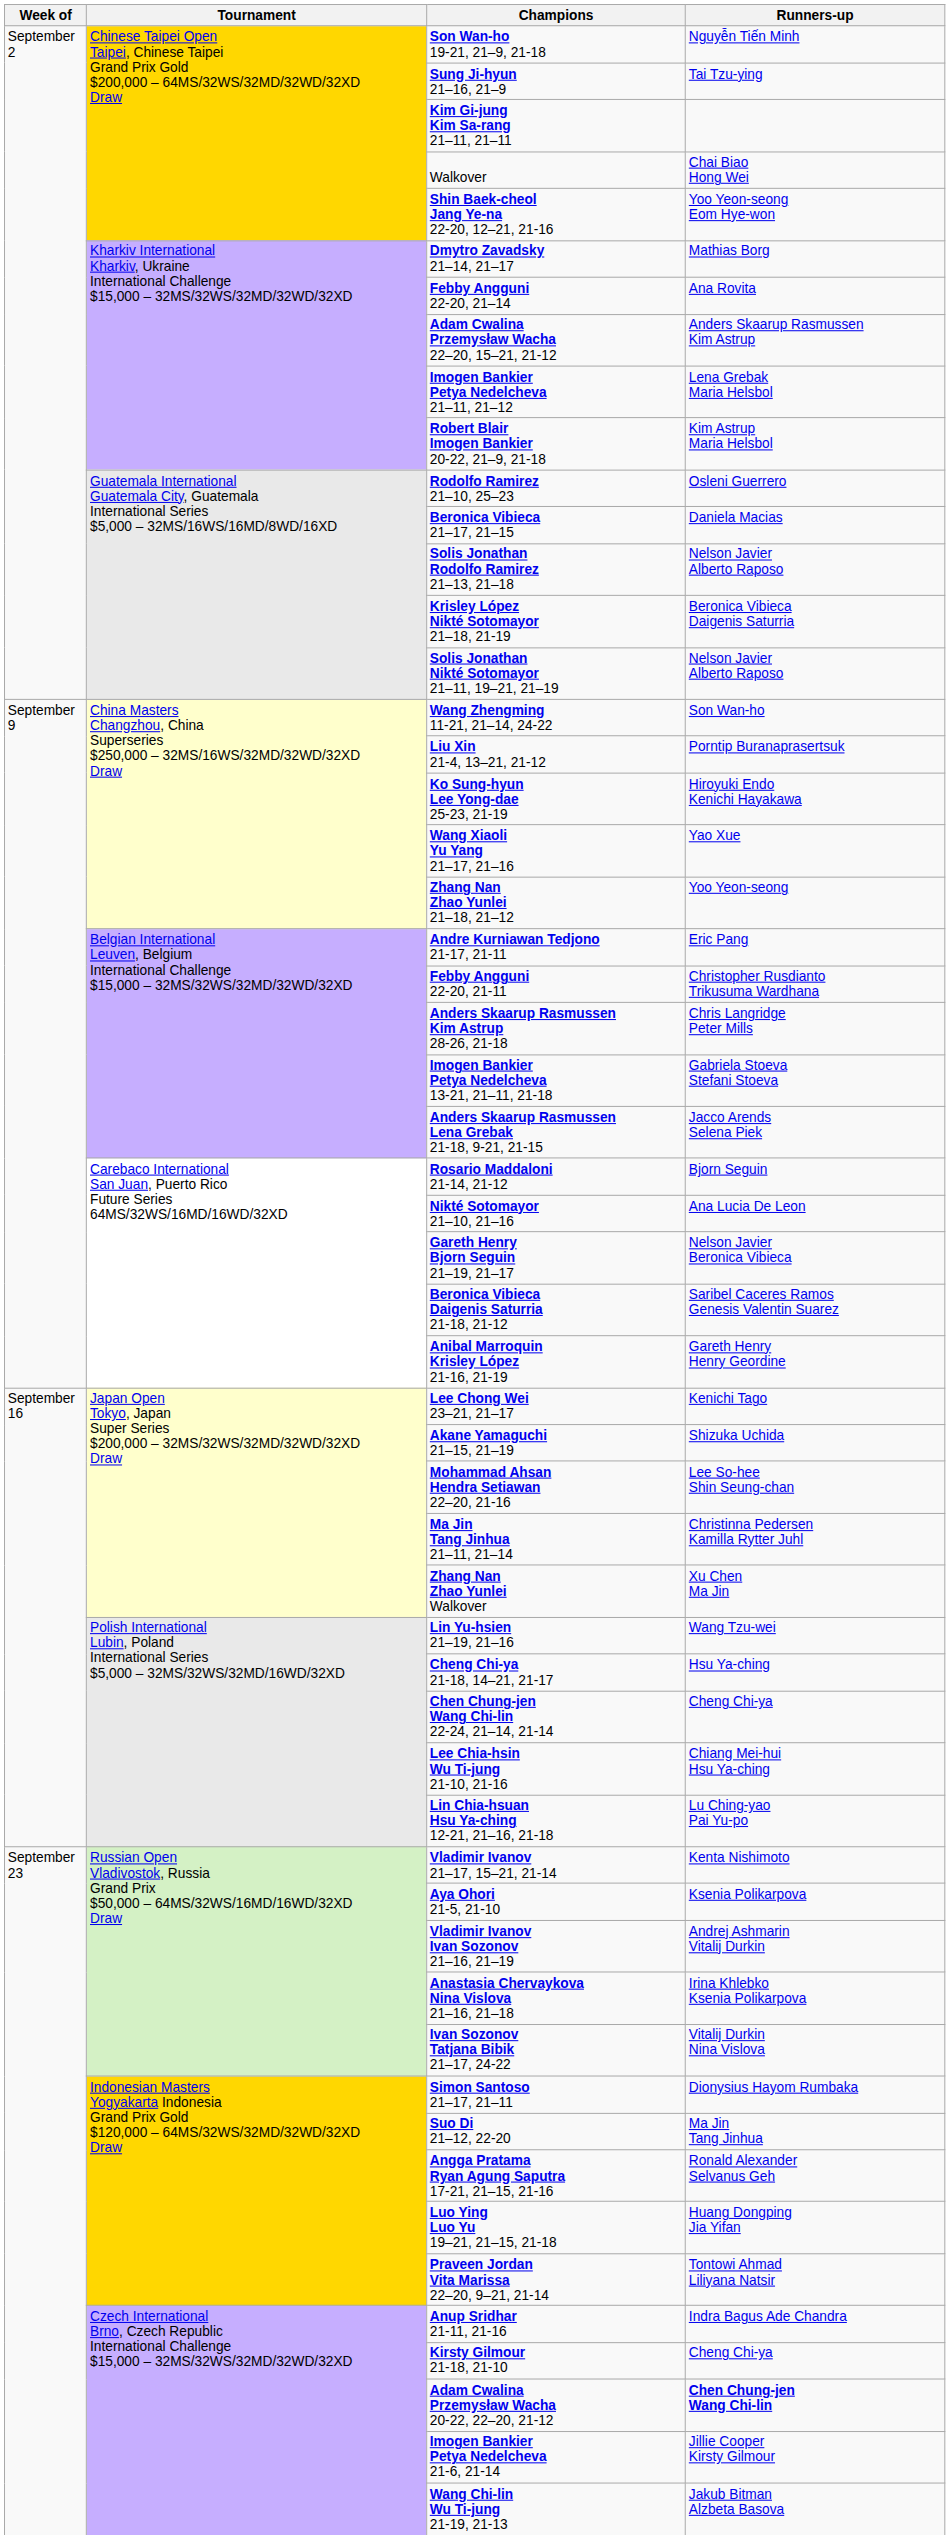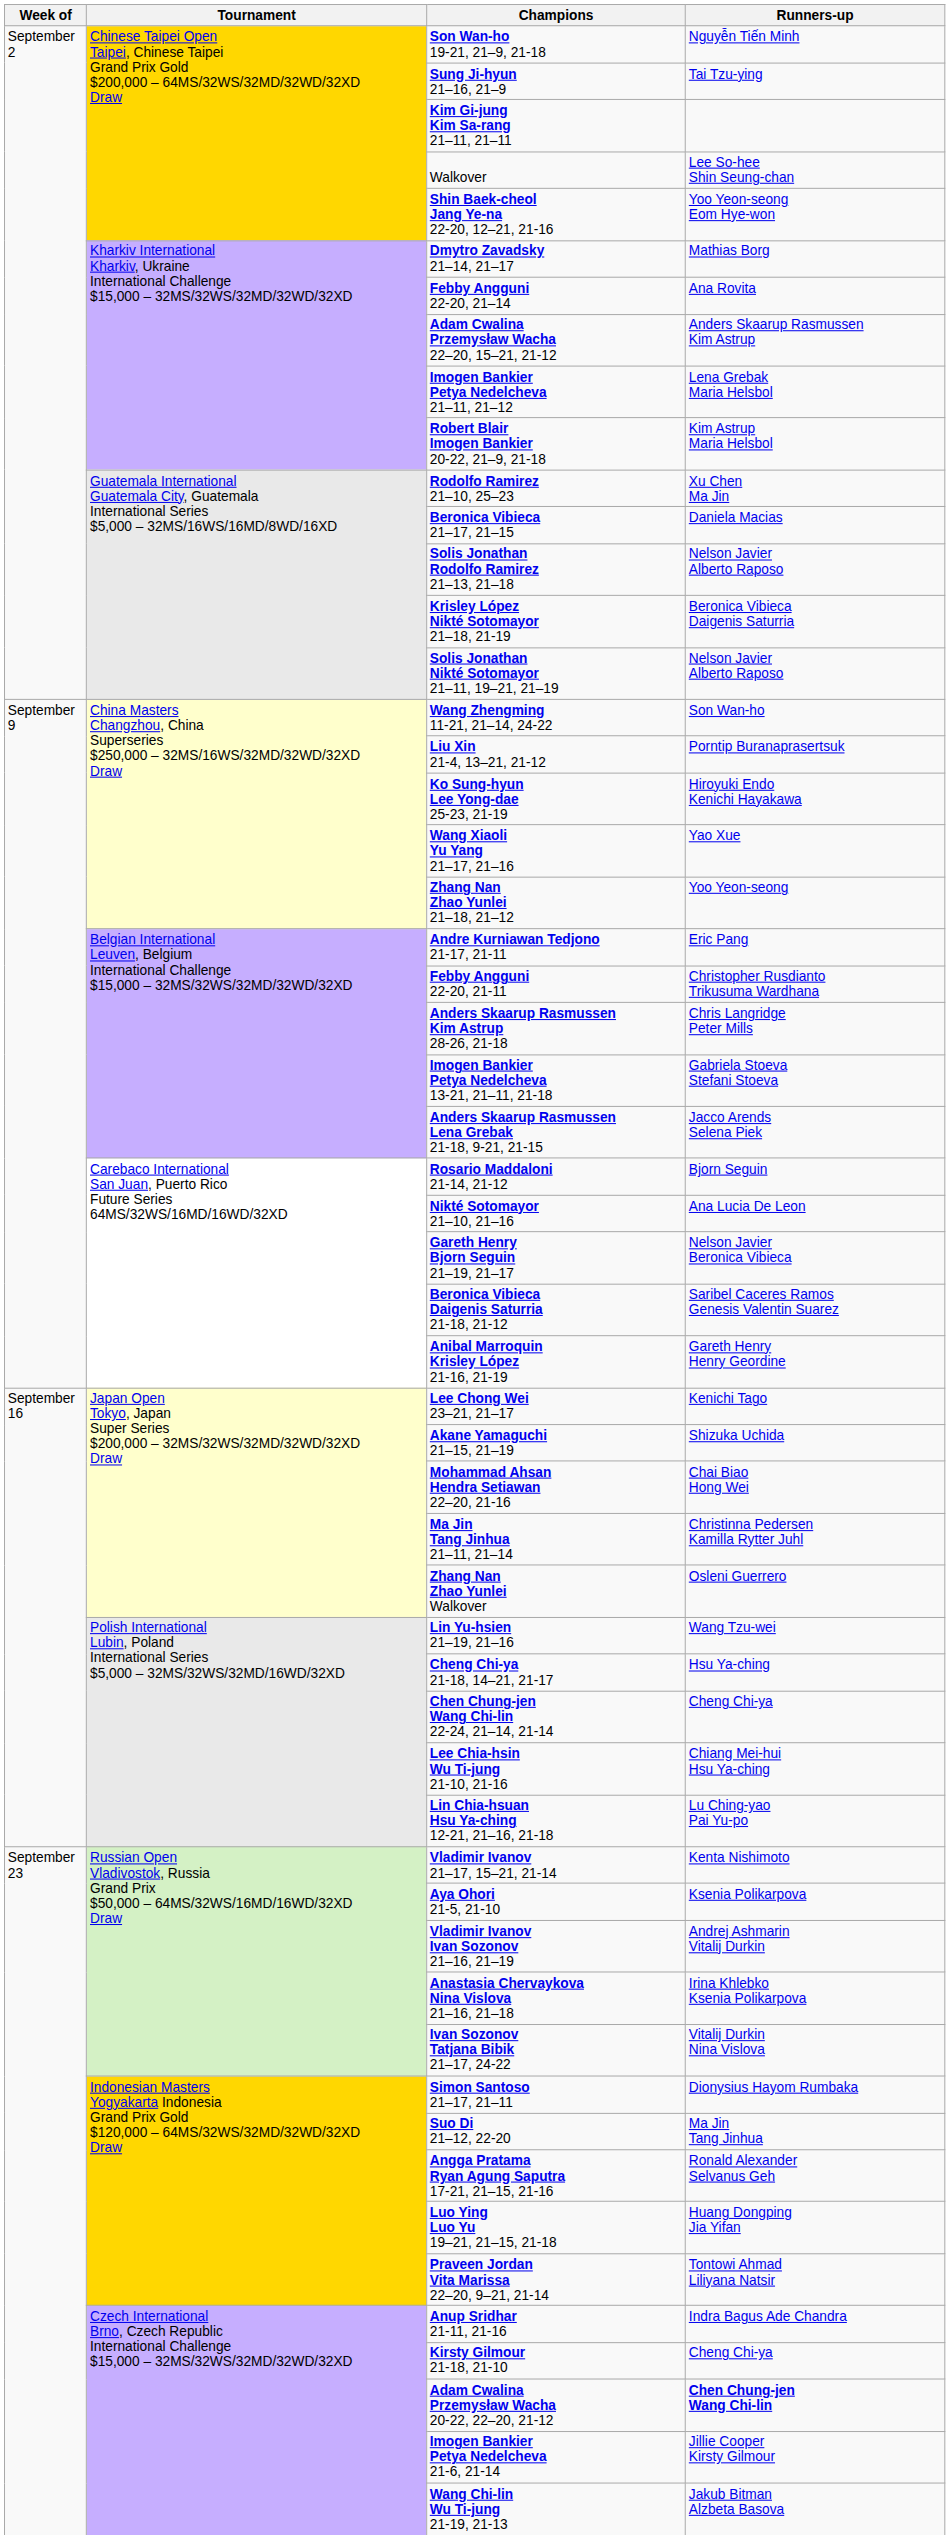(719, 170) Chai Biao Hong Wei -> (741, 170) Lee So-hee Shin Seung-chan
(738, 480) Osleni Guerrero -> (716, 488) Xu Chen Ma Jin
(741, 1479) Lee So-hee Shin Seung-chan -> (719, 1479) Chai Biao Hong Wei
(716, 1583) Xu Chen Ma Jin -> (738, 1576) Osleni Guerrero
